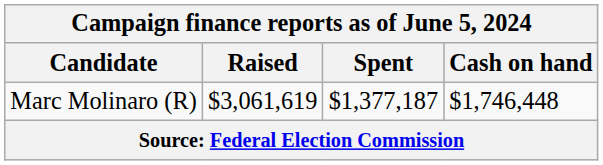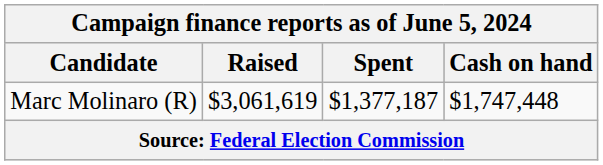(504, 100) $1,746,448 -> (504, 100) $1,747,448
